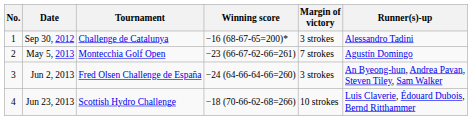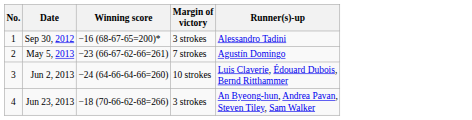- column: (140, 18)
(317, 75) 3 strokes -> (192, 75) 10 strokes
(405, 75) An Byeong-hun, Andrea Pavan, Steven Tiley, Sam Walker -> (277, 75) Luis Claverie, Édouard Dubois, Bernd Ritthammer
(319, 102) 10 strokes -> (190, 102) 3 strokes
(405, 102) Luis Claverie, Édouard Dubois, Bernd Ritthammer -> (278, 102) An Byeong-hun, Andrea Pavan, Steven Tiley, Sam Walker
